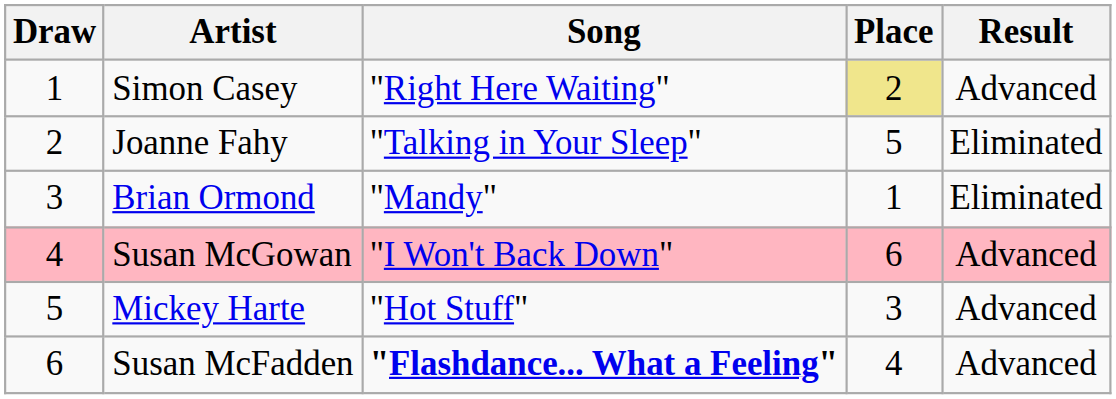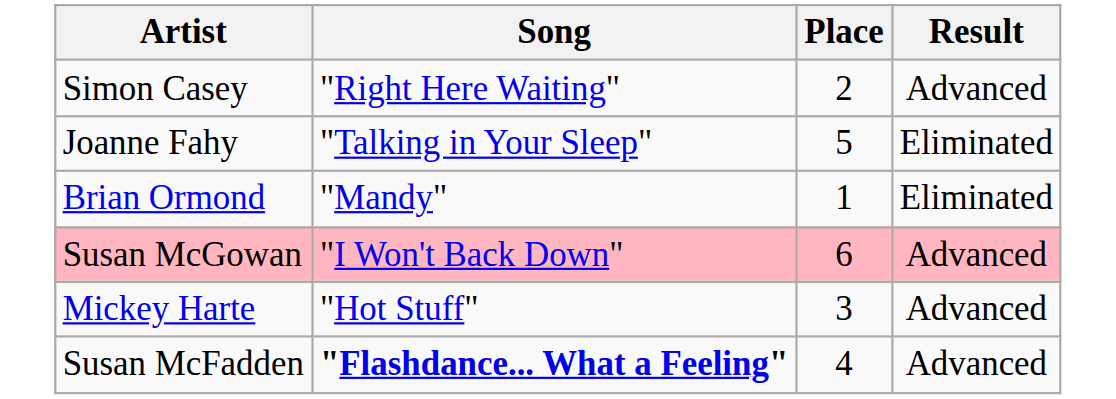- column: (55, 32)
(894, 87) khaki background -> (844, 87) no background
